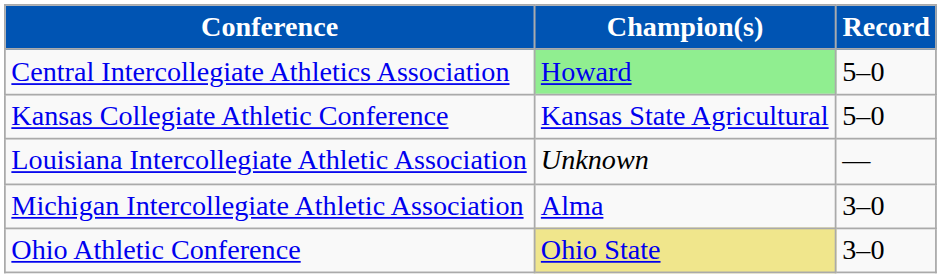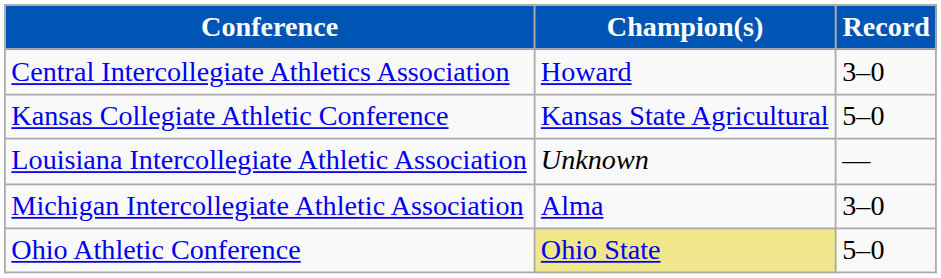(586, 71) lightgreen background -> (586, 71) no background
(863, 71) 5–0 -> (863, 71) 3–0
(863, 250) 3–0 -> (863, 250) 5–0
